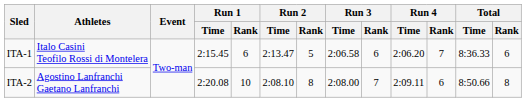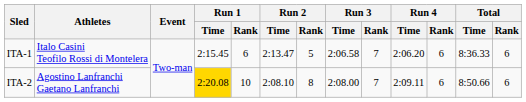(376, 53) 6 -> (376, 53) 7
(441, 53) 7 -> (441, 53) 6
(213, 83) no background -> (213, 83) gold background
(507, 83) 8 -> (507, 83) 6
